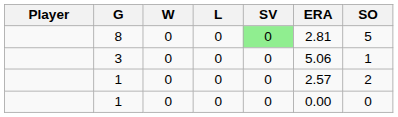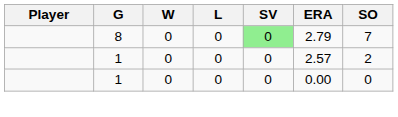(318, 36) 2.81 -> (318, 36) 2.79
(368, 36) 5 -> (368, 36) 7
- row: (49, 58)
